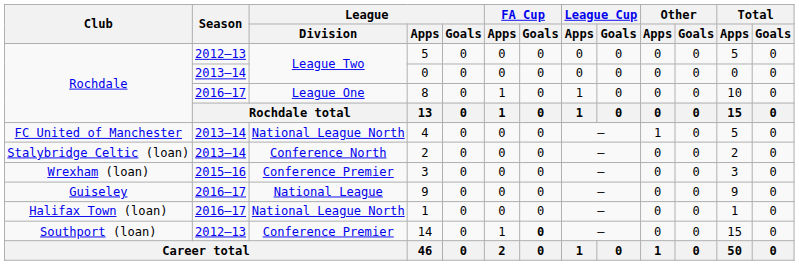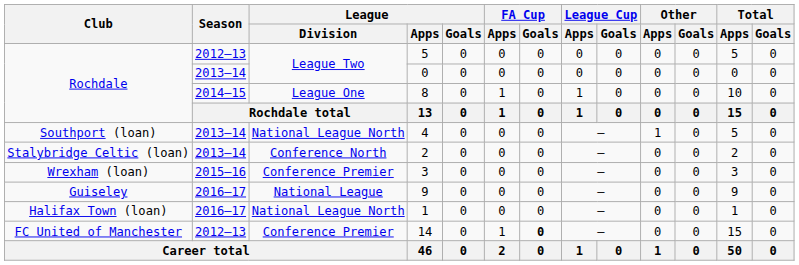(221, 93) 2016–17 -> (221, 93) 2014–15
(98, 133) FC United of Manchester -> (98, 133) Southport (loan)
(98, 231) Southport (loan) -> (98, 231) FC United of Manchester
